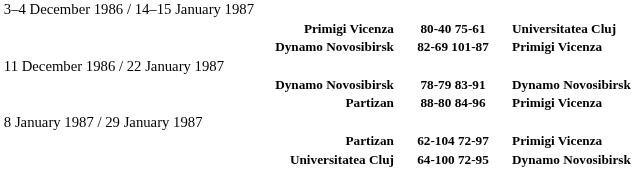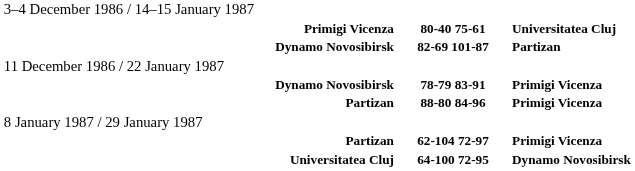(557, 47) Primigi Vicenza -> (536, 47) Partizan
(571, 84) Dynamo Novosibirsk -> (557, 84) Primigi Vicenza
